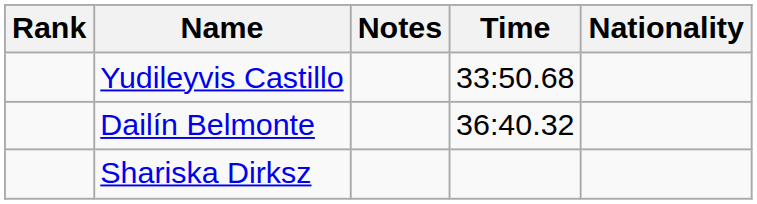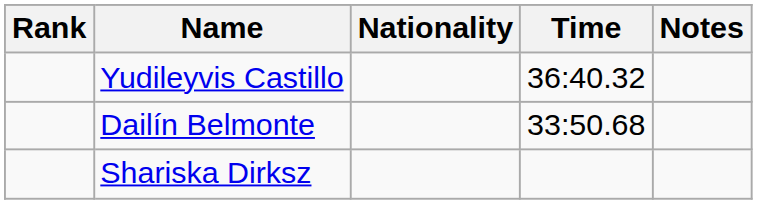columns swapped: (666, 28) <-> (400, 28)
(515, 76) 33:50.68 -> (586, 76) 36:40.32
(515, 125) 36:40.32 -> (586, 125) 33:50.68
